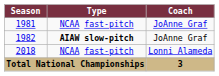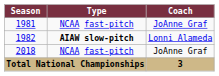(180, 38) JoAnne Graf -> (180, 38) Lonni Alameda
(180, 51) Lonni Alameda -> (180, 51) JoAnne Graf
